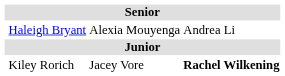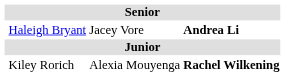(135, 29) Alexia Mouyenga -> (117, 29) Jacey Vore
(209, 29) normal -> (211, 29) bold
(117, 64) Jacey Vore -> (135, 64) Alexia Mouyenga
